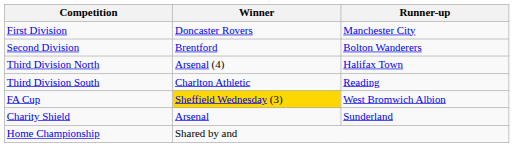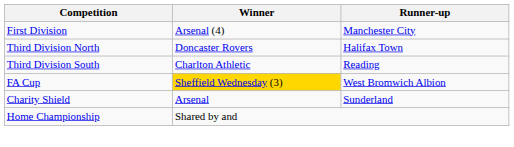(214, 30) Doncaster Rovers -> (200, 30) Arsenal (4)
- row: (43, 47)
(200, 64) Arsenal (4) -> (214, 47) Doncaster Rovers
